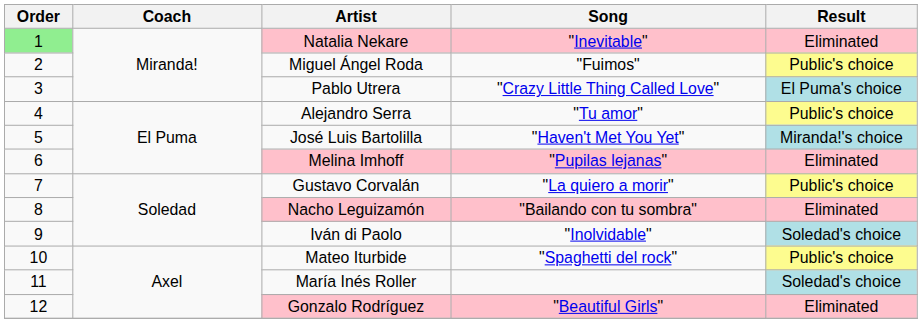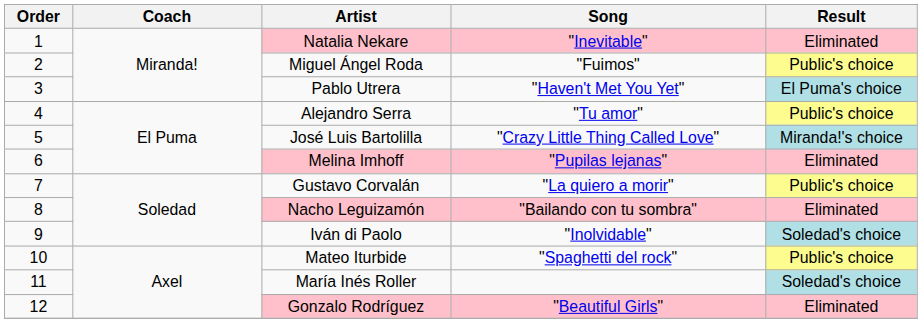(38, 41) lightgreen background -> (38, 41) no background
(608, 89) "Crazy Little Thing Called Love" -> (608, 89) "Haven't Met You Yet"
(608, 137) "Haven't Met You Yet" -> (608, 137) "Crazy Little Thing Called Love"
